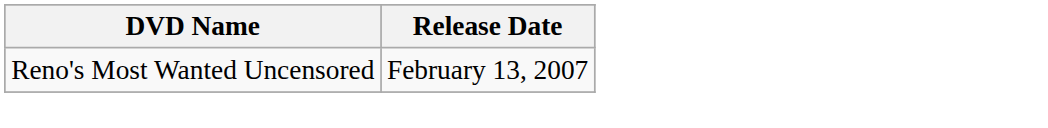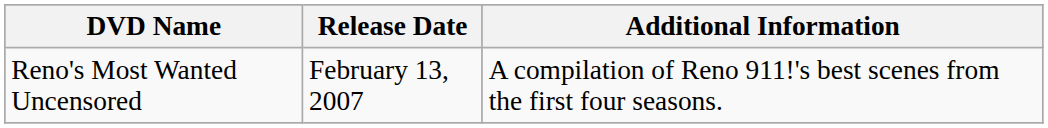+ column: (763, 26)
